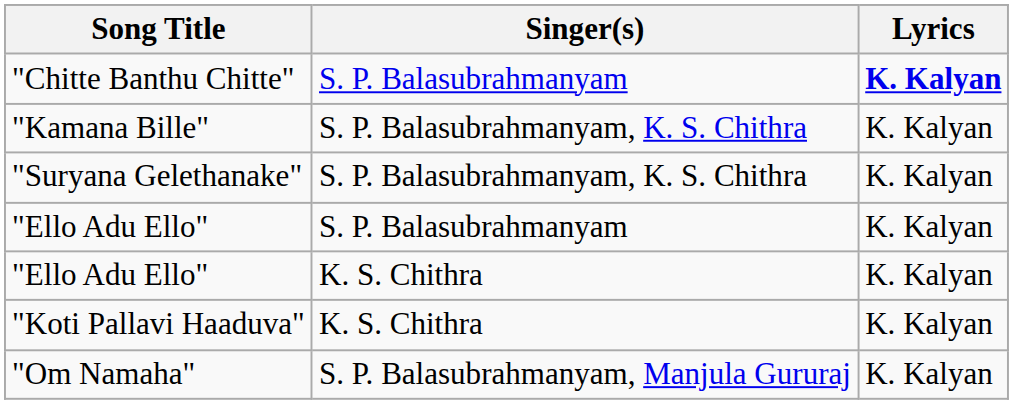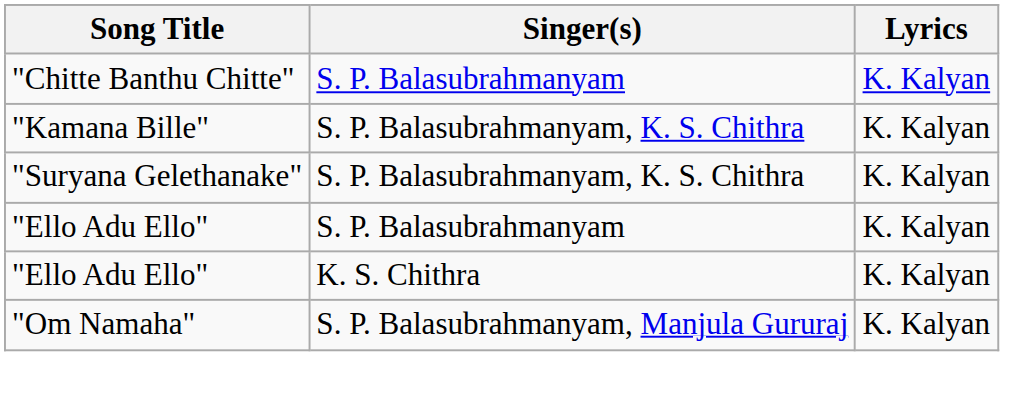(933, 78) bold -> (926, 78) normal
- row: (158, 324)
